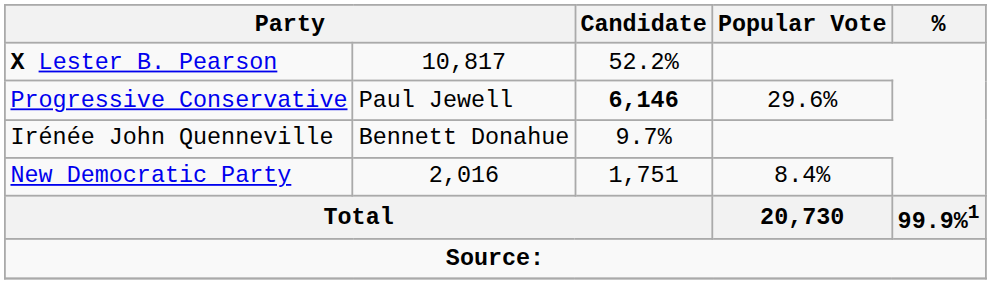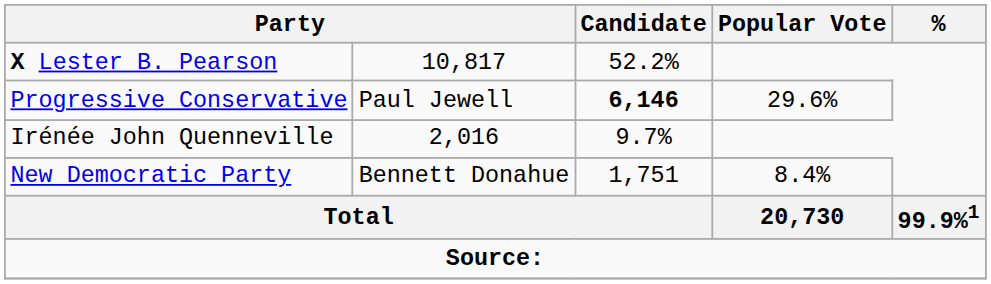(464, 138) Bennett Donahue -> (464, 138) 2,016
(464, 177) 2,016 -> (464, 177) Bennett Donahue
